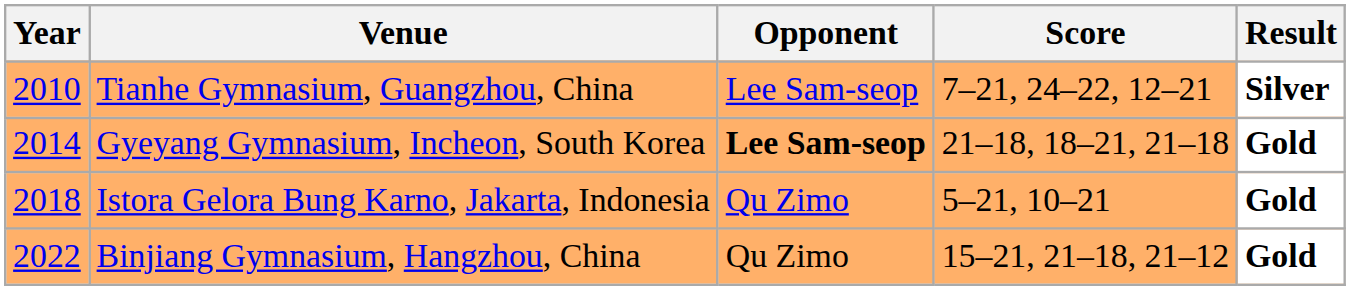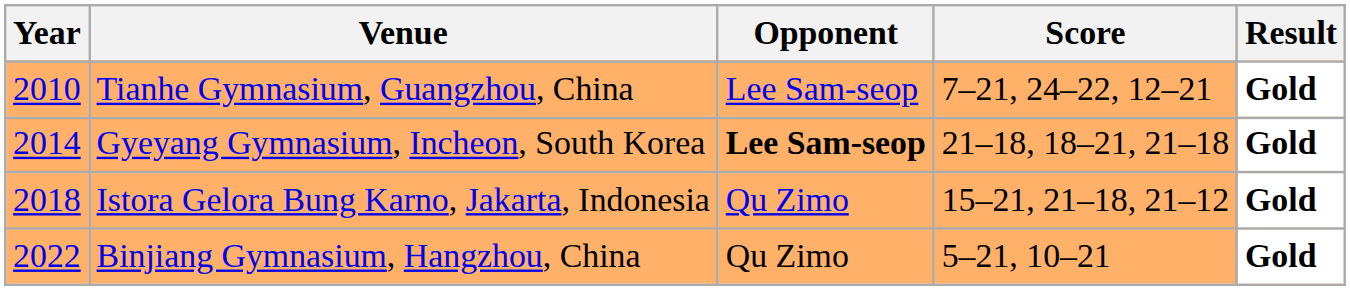(1287, 88) Silver -> (1281, 88) Gold
(1026, 200) 5–21, 10–21 -> (1085, 200) 15–21, 21–18, 21–12
(1085, 256) 15–21, 21–18, 21–12 -> (1026, 256) 5–21, 10–21
